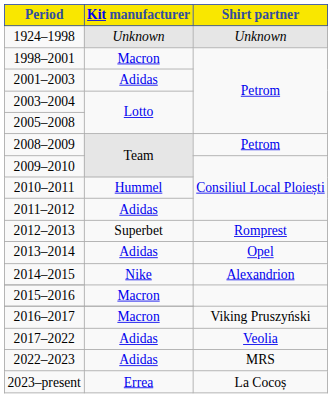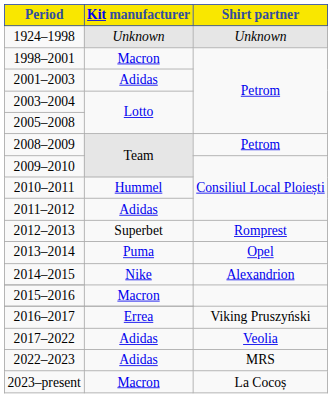(139, 252) Adidas -> (139, 252) Puma
(139, 317) Macron -> (139, 317) Errea
(139, 381) Errea -> (139, 381) Macron
